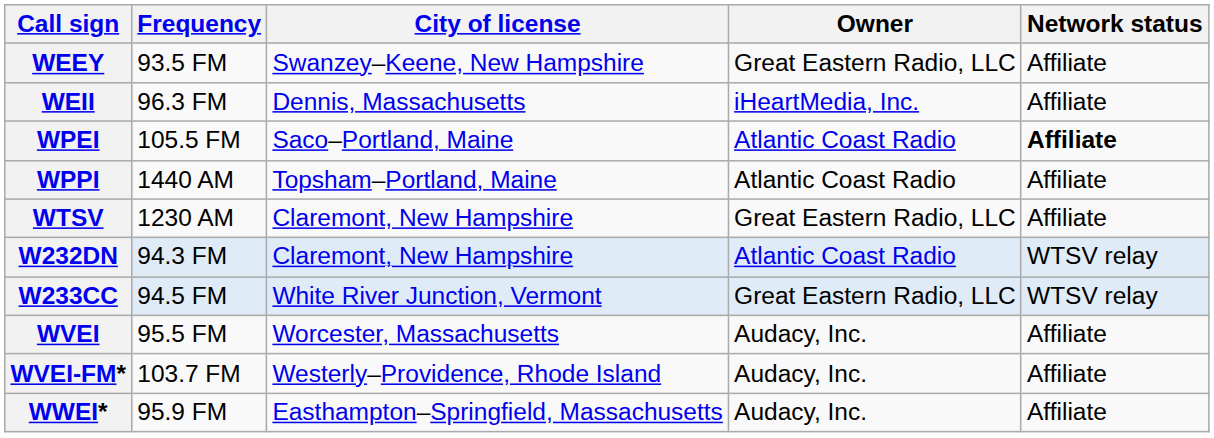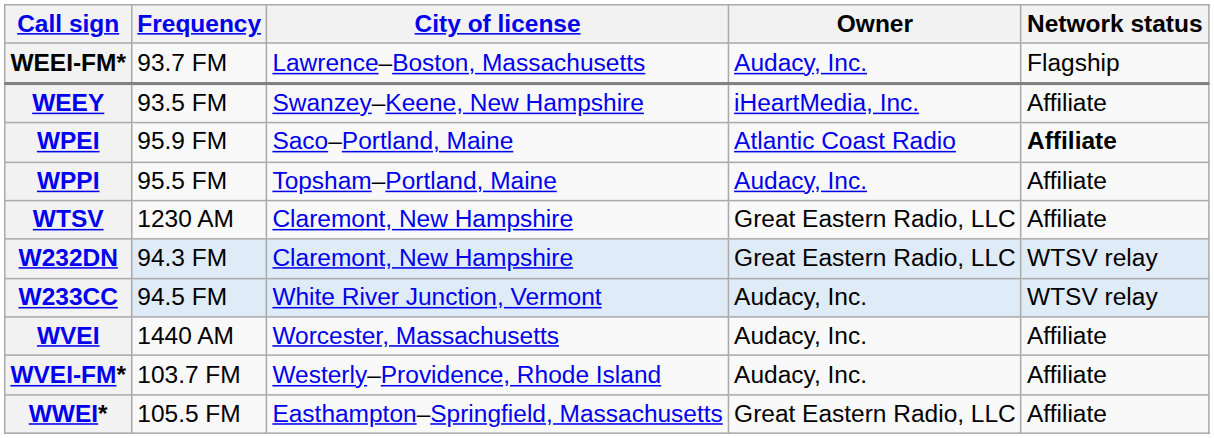+ row: (68, 62)
(875, 62) Great Eastern Radio, LLC -> (827, 103) iHeartMedia, Inc.
- row: (68, 101)
(189, 140) 105.5 FM -> (182, 141) 95.9 FM
(186, 179) 1440 AM -> (182, 180) 95.5 FM
(845, 179) Atlantic Coast Radio -> (801, 180) Audacy, Inc.
(845, 256) Atlantic Coast Radio -> (875, 258) Great Eastern Radio, LLC
(875, 295) Great Eastern Radio, LLC -> (801, 297) Audacy, Inc.
(182, 334) 95.5 FM -> (186, 336) 1440 AM
(182, 412) 95.9 FM -> (189, 413) 105.5 FM
(801, 412) Audacy, Inc. -> (875, 413) Great Eastern Radio, LLC
